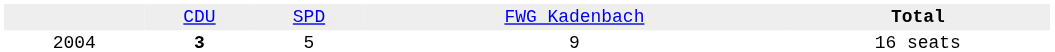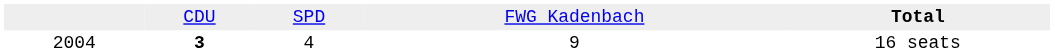(309, 43) 5 -> (309, 43) 4
